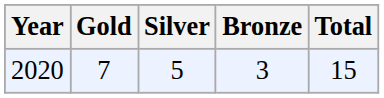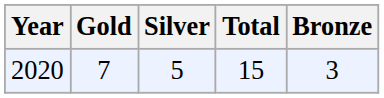columns swapped: (262, 26) <-> (343, 26)
